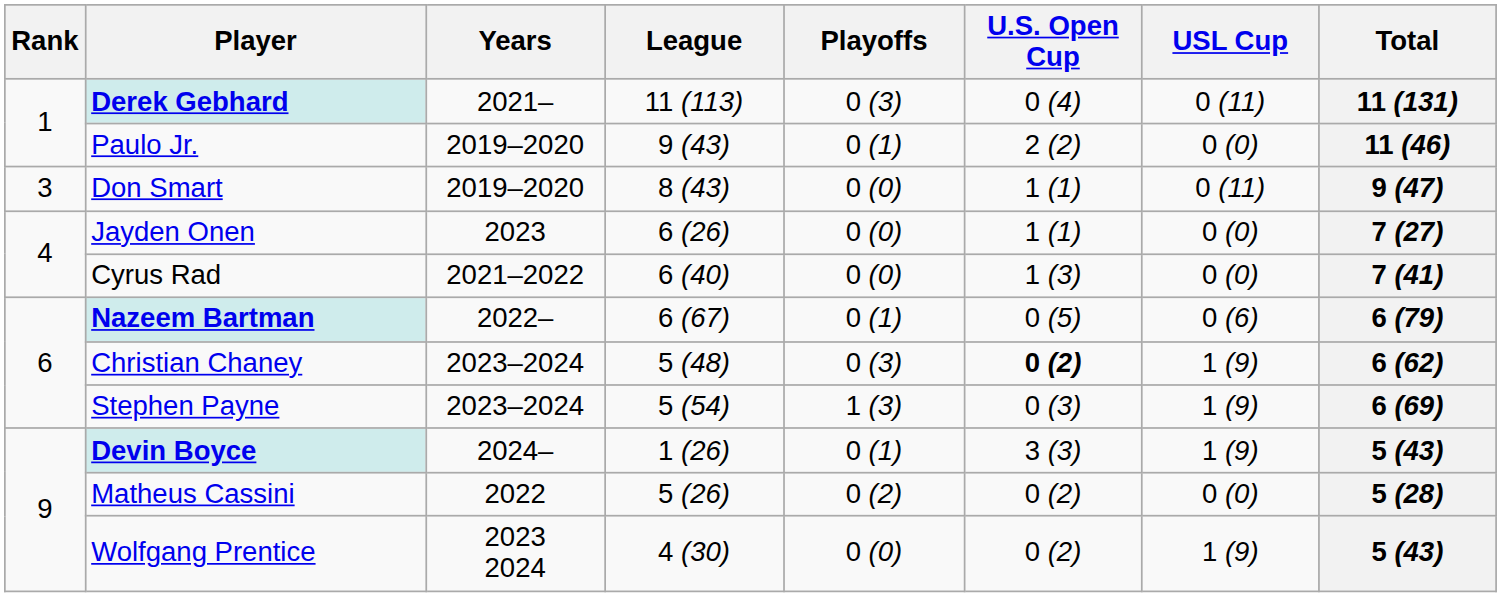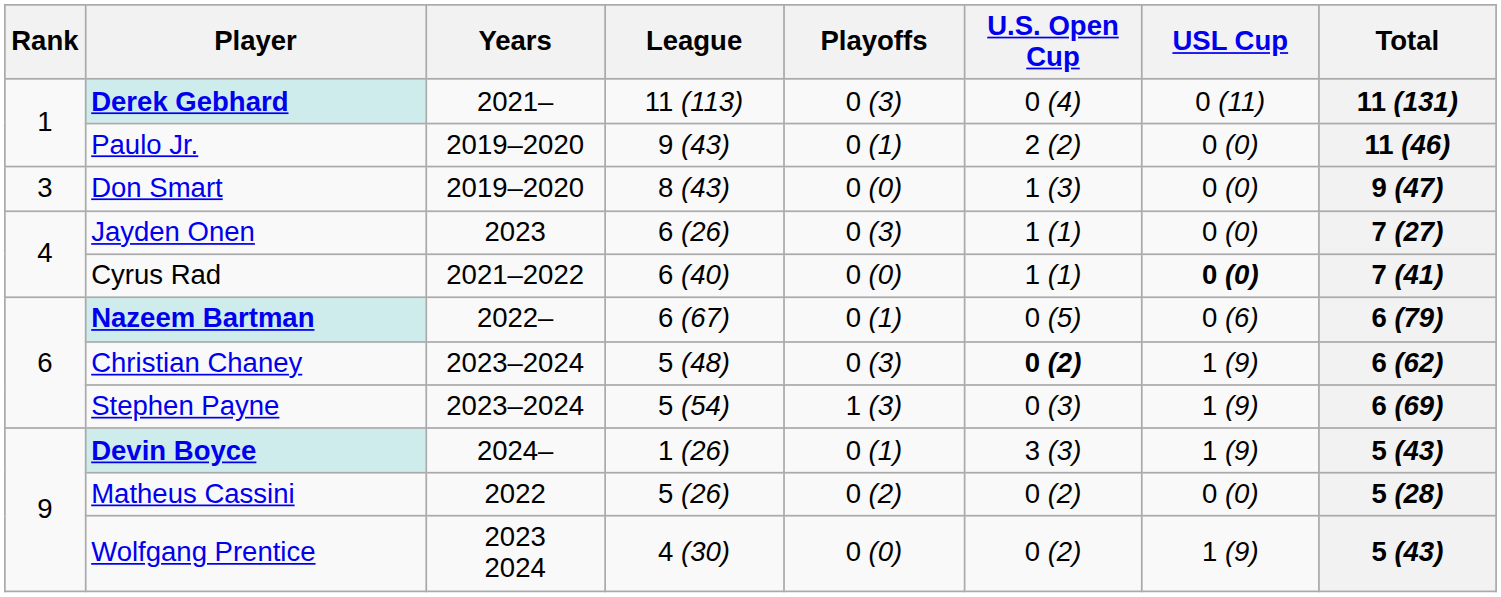(1053, 188) 1 (1) -> (1053, 188) 1 (3)
(1230, 188) 0 (11) -> (1230, 188) 0 (0)
(874, 231) 0 (0) -> (874, 231) 0 (3)
(1053, 275) 1 (3) -> (1053, 275) 1 (1)
(1230, 275) normal -> (1230, 275) bold
